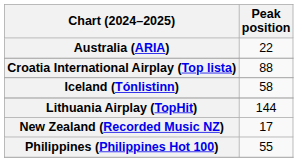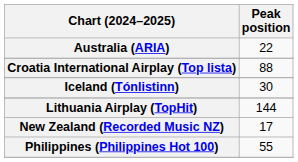(266, 87) 58 -> (266, 87) 30
